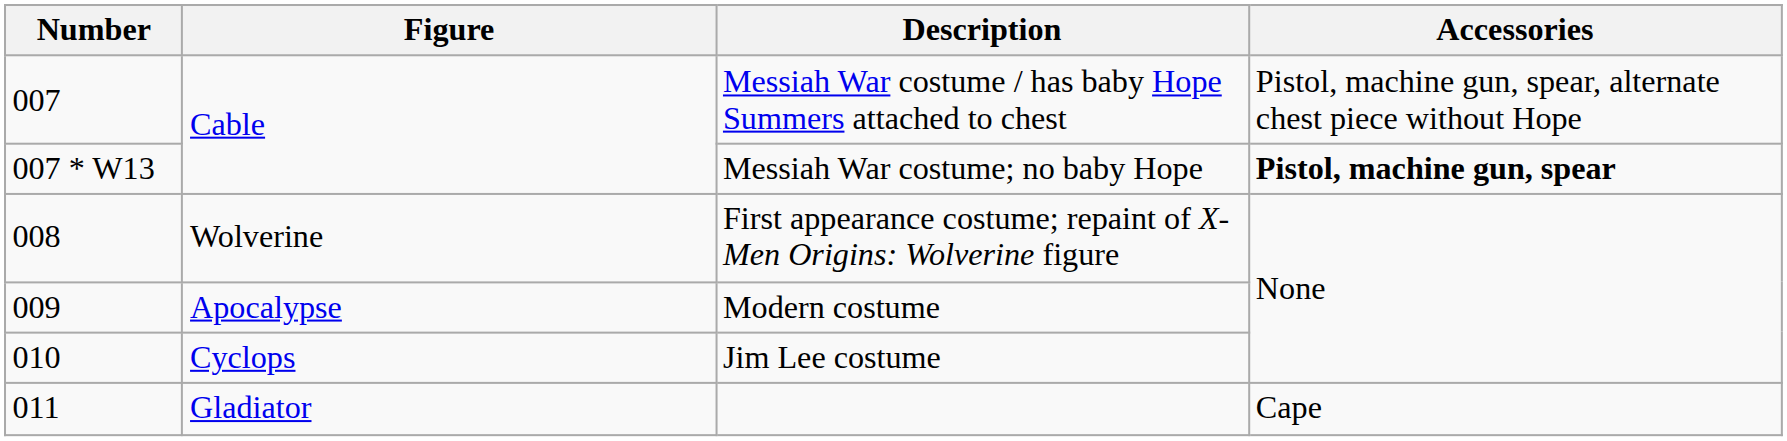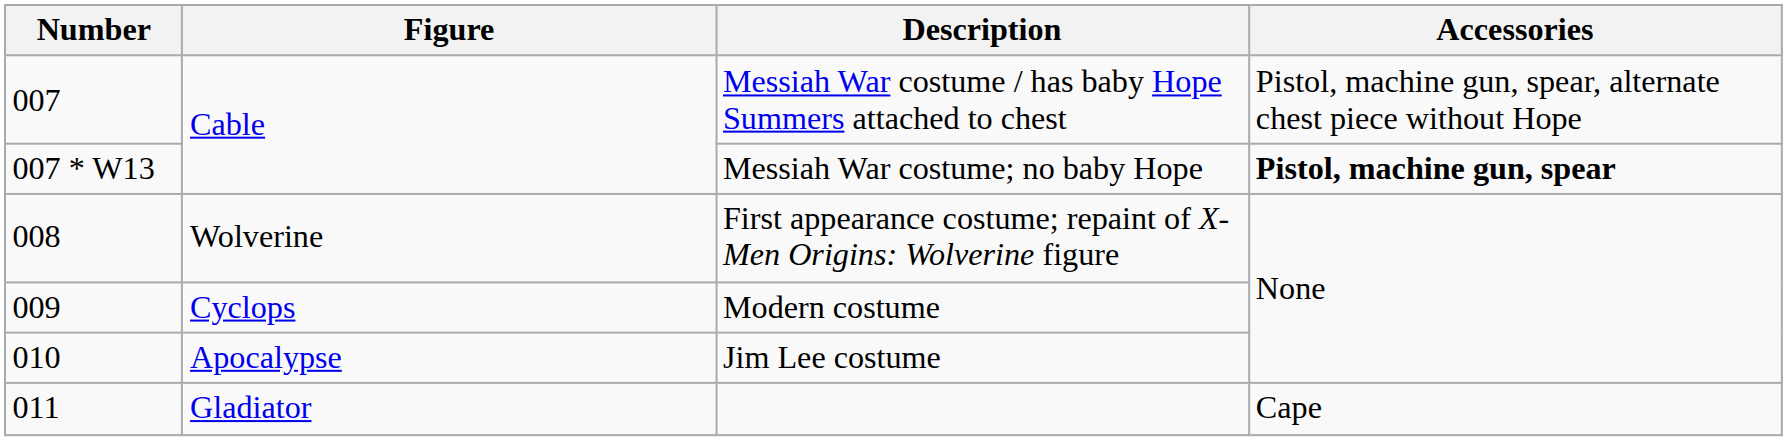(266, 306) Apocalypse -> (243, 306) Cyclops
(243, 357) Cyclops -> (266, 357) Apocalypse
